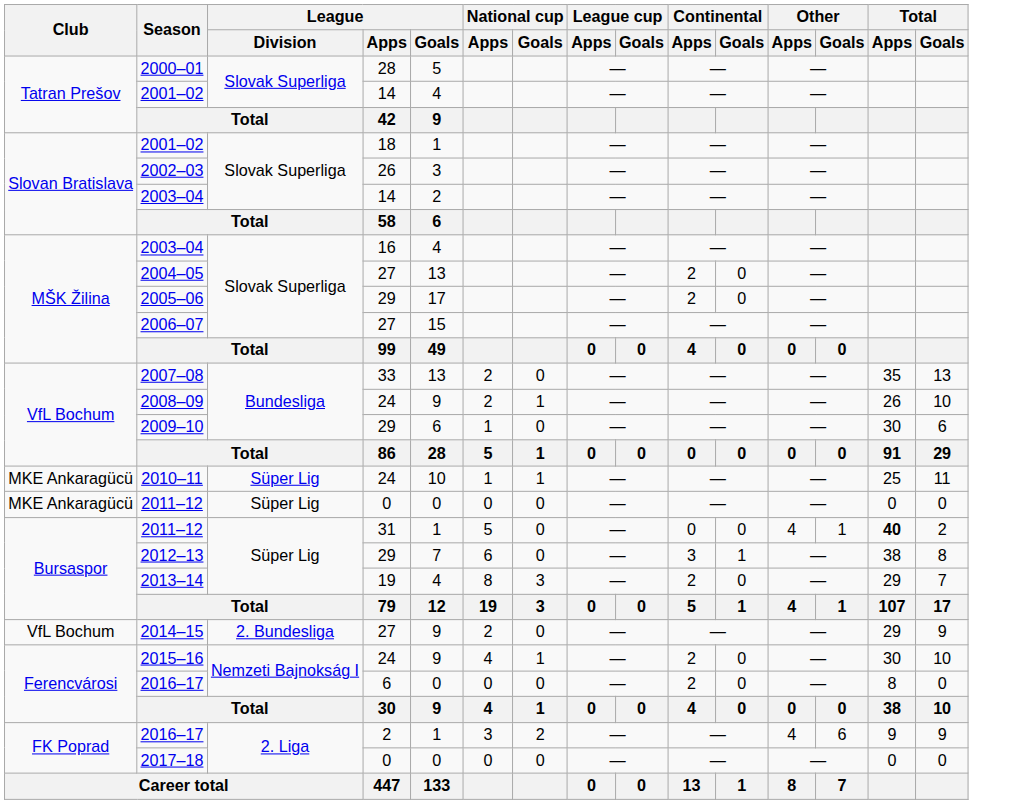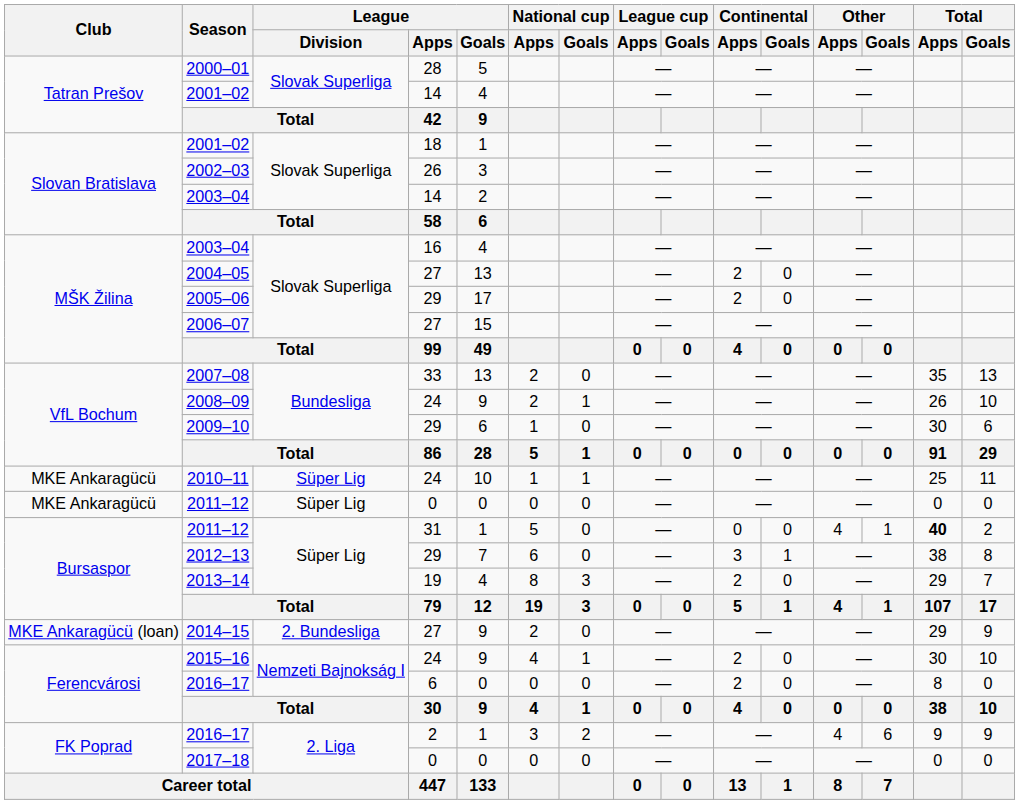(71, 632) VfL Bochum -> (94, 632) MKE Ankaragücü (loan)
